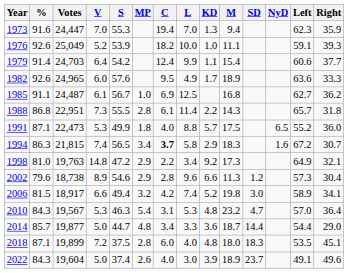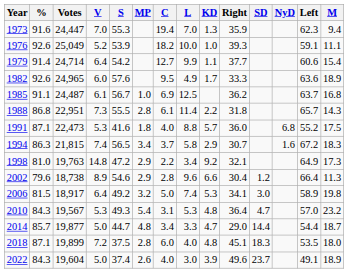columns swapped: (231, 12) <-> (329, 12)
(70, 62) 24,703 -> (70, 62) 24,714
(165, 62) 12.4 -> (165, 62) 12.7
(302, 95) 62.7 -> (309, 95) 63.7
(121, 128) 49.9 -> (121, 128) 41.6
(282, 128) 6.5 -> (288, 128) 6.8
(167, 144) bold -> (167, 144) normal
(302, 177) 57.3 -> (309, 177) 66.4
(100, 194) 6.6 -> (100, 194) 6.4
(121, 194) 49.4 -> (121, 194) 49.2
(167, 194) 4.2 -> (167, 194) 5.0
(211, 194) 5.2 -> (211, 194) 5.3
(121, 210) 46.3 -> (121, 210) 49.3
(211, 227) 3.6 -> (211, 227) 4.7
